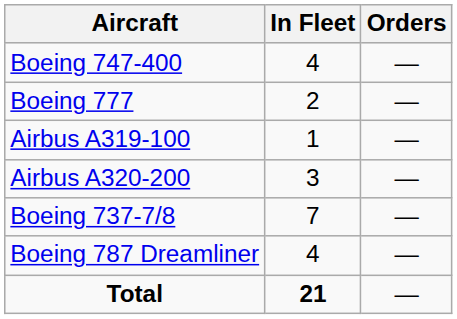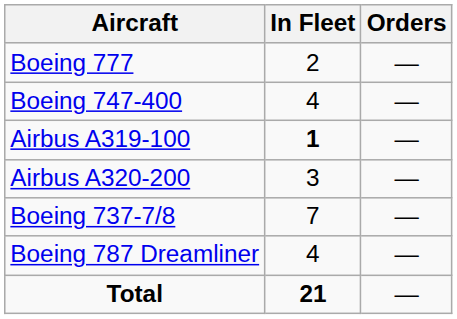rows swapped: (96, 62) <-> (72, 100)
(313, 139) normal -> (313, 139) bold
